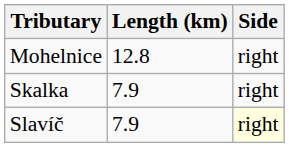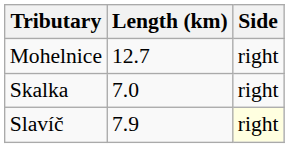(131, 55) 12.8 -> (131, 55) 12.7
(125, 90) 7.9 -> (125, 90) 7.0
